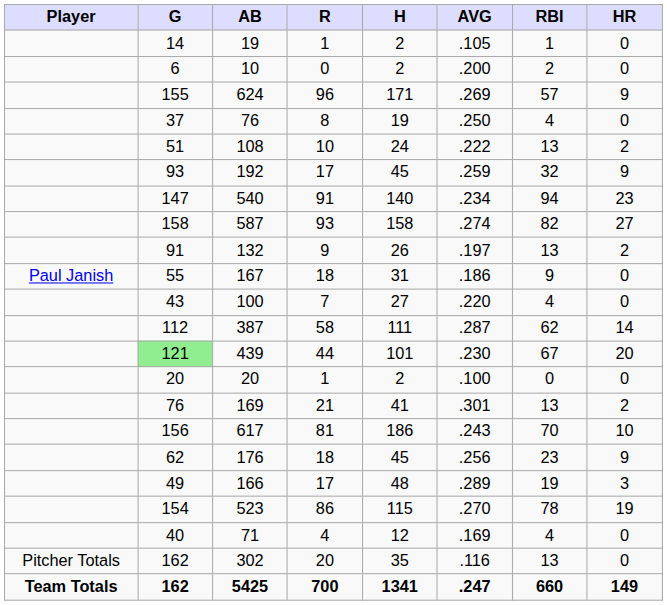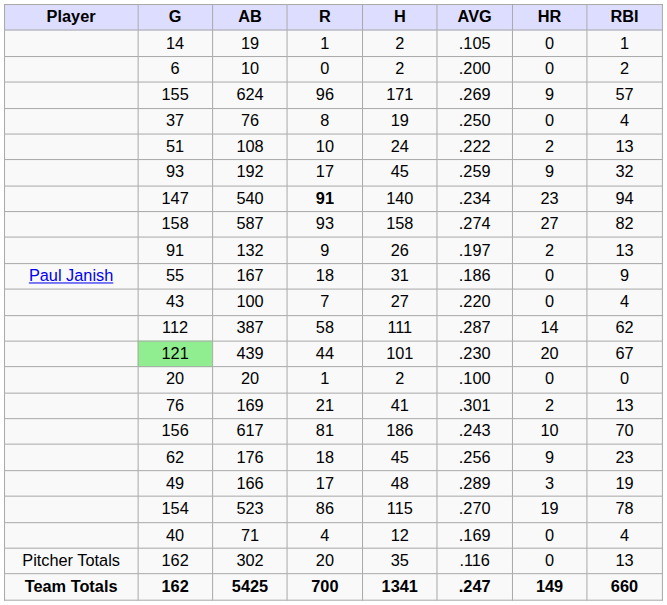columns swapped: (624, 17) <-> (550, 17)
(325, 198) normal -> (325, 198) bold
